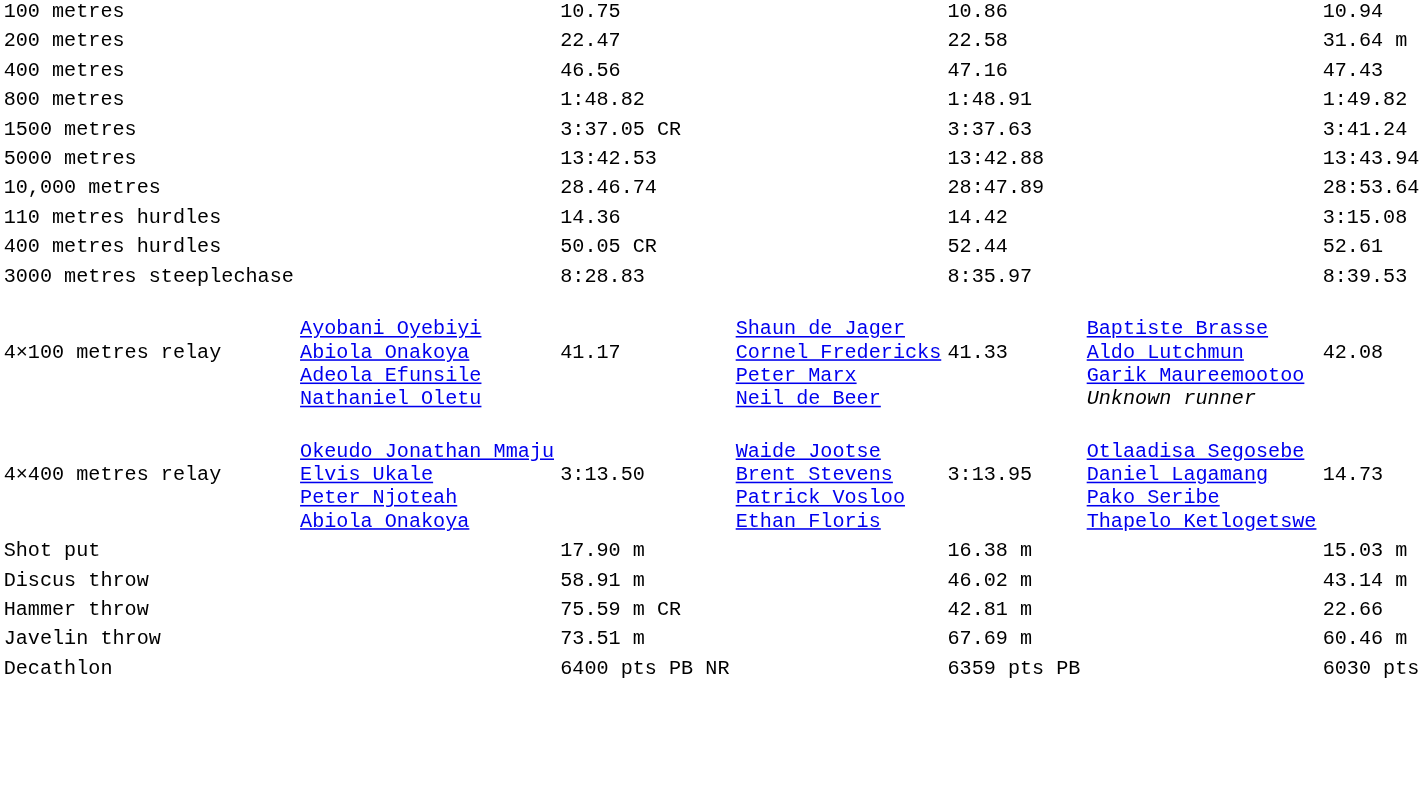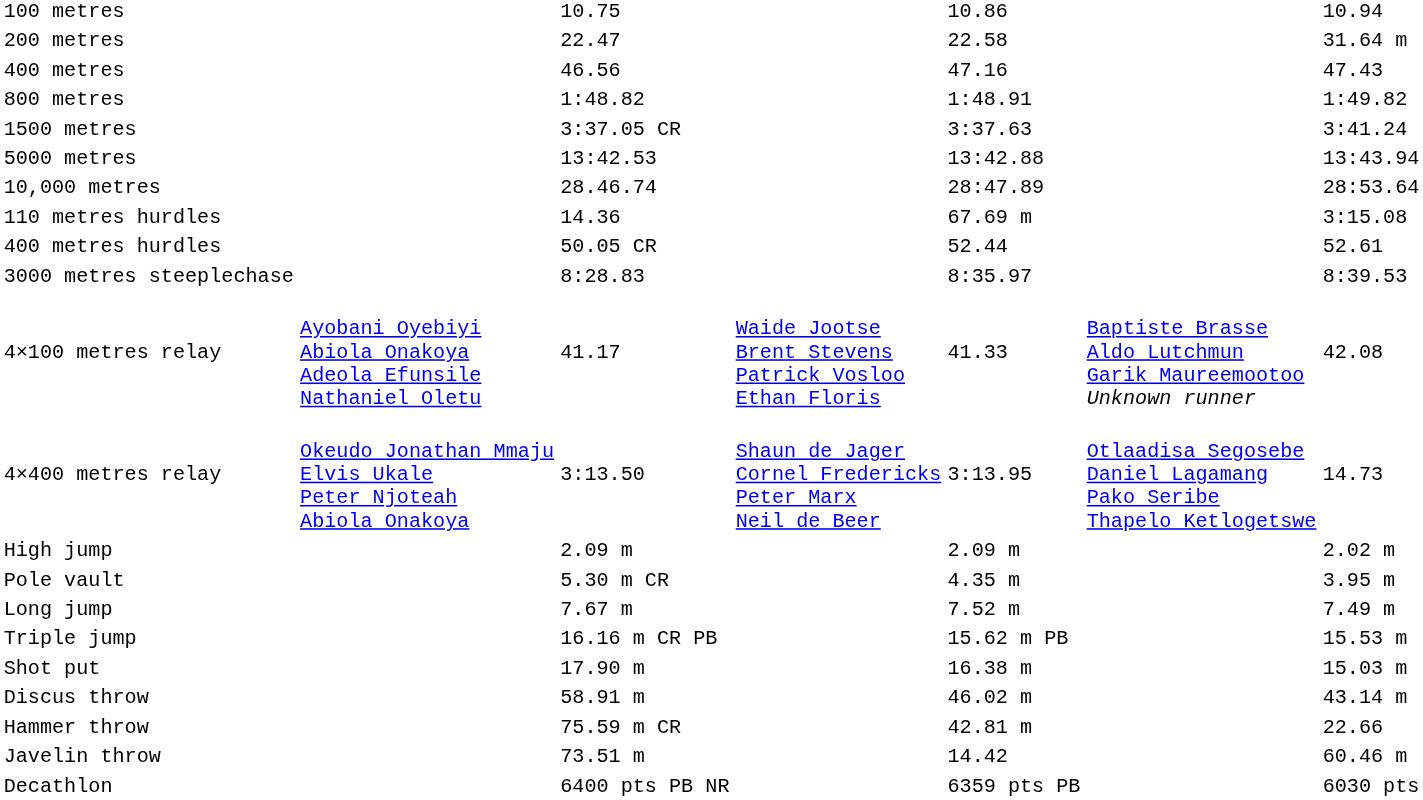(978, 217) 14.42 -> (990, 217) 67.69 m
(838, 364) Shaun de Jager Cornel Fredericks Peter Marx Neil de Beer -> (820, 364) Waide Jootse Brent Stevens Patrick Vosloo Ethan Floris
(820, 486) Waide Jootse Brent Stevens Patrick Vosloo Ethan Floris -> (838, 486) Shaun de Jager Cornel Fredericks Peter Marx Neil de Beer
+ row: (58, 551)
+ row: (64, 580)
+ row: (58, 610)
+ row: (70, 639)
(990, 639) 67.69 m -> (978, 757) 14.42
